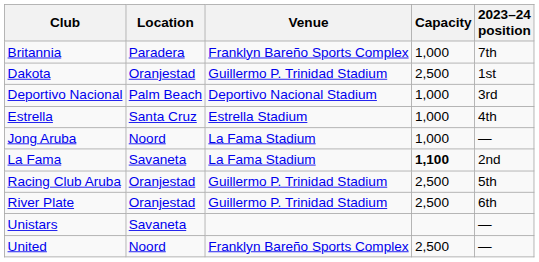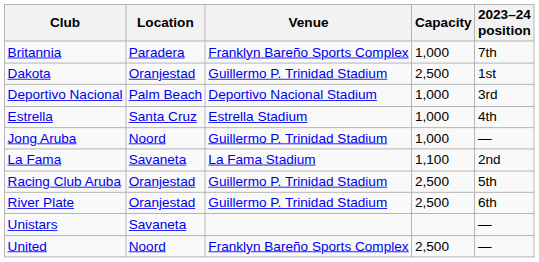(262, 138) La Fama Stadium -> (298, 138) Guillermo P. Trinidad Stadium
(432, 159) bold -> (432, 159) normal
